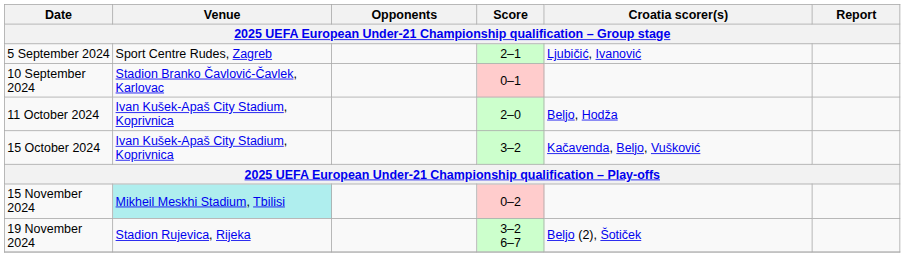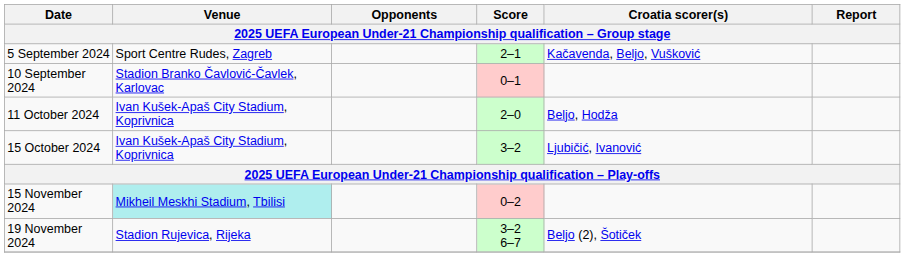(594, 54) Ljubičić, Ivanović -> (624, 54) Kačavenda, Beljo, Vušković
(624, 148) Kačavenda, Beljo, Vušković -> (594, 148) Ljubičić, Ivanović
